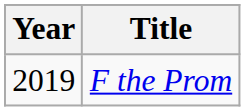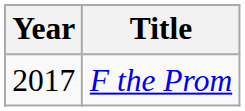(44, 79) 2019 -> (44, 79) 2017
